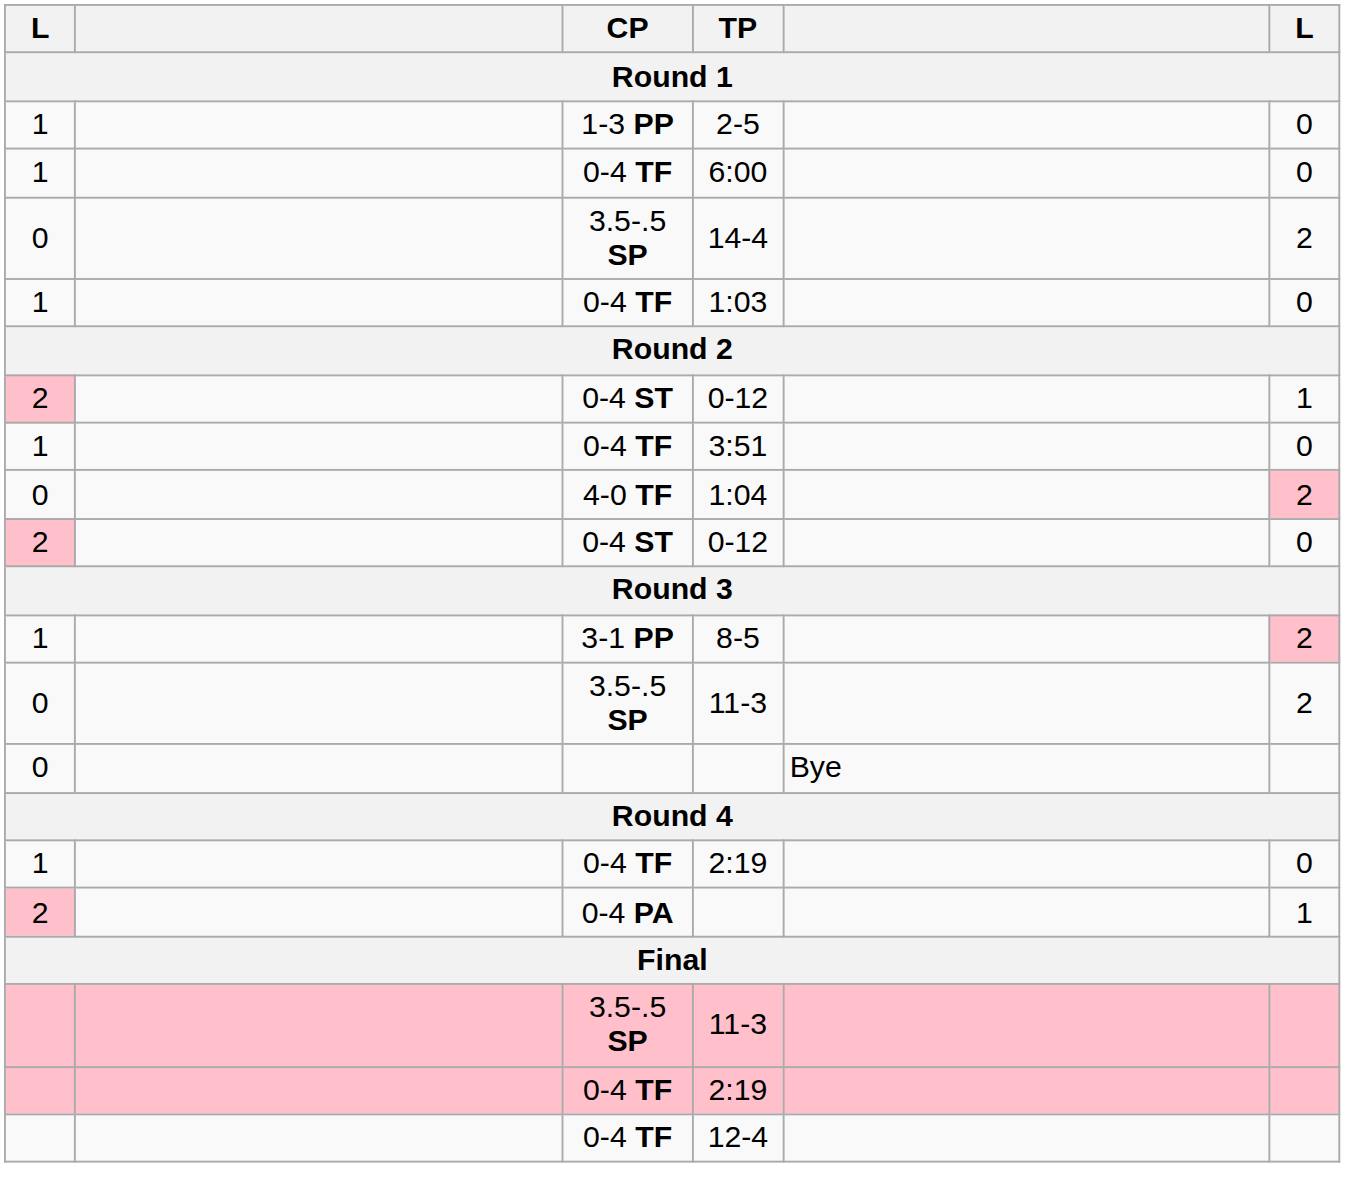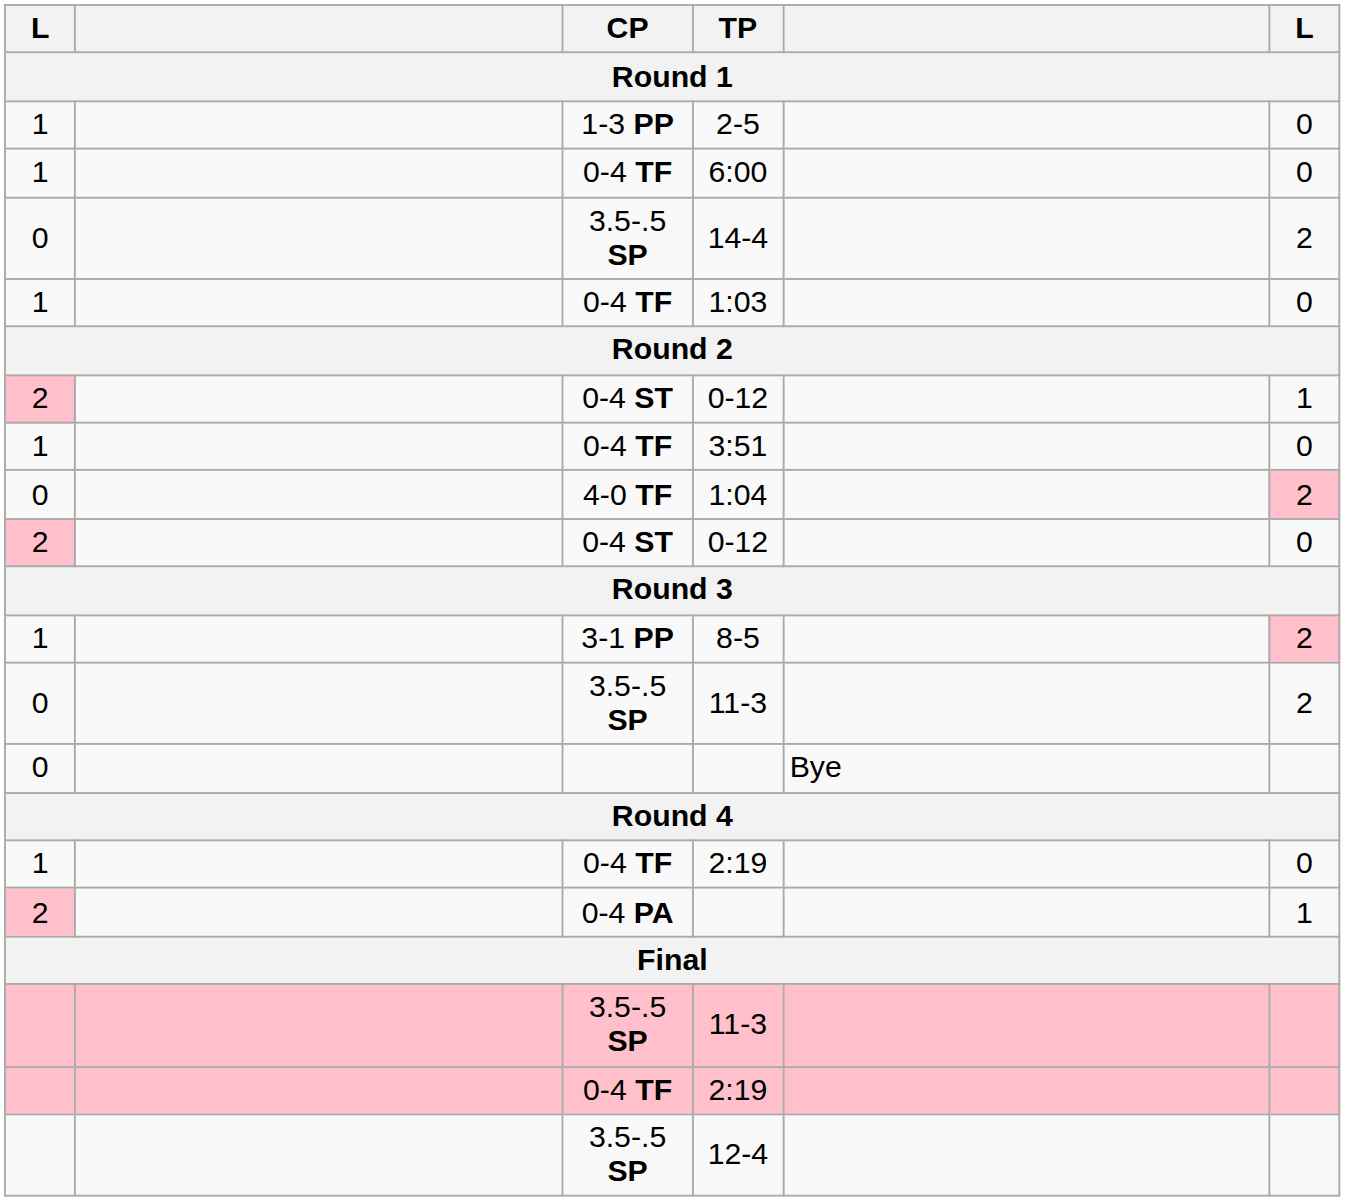(628, 1137) 0-4 TF -> (628, 1154) 3.5-.5 SP
